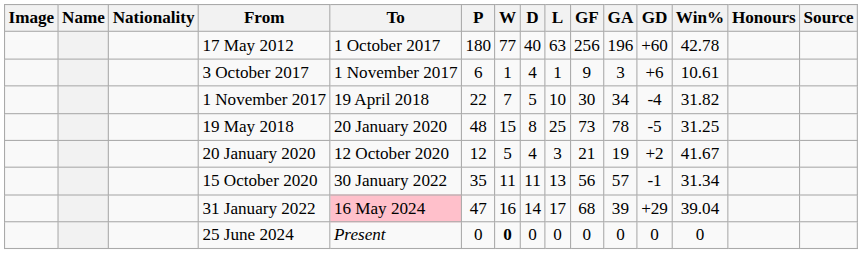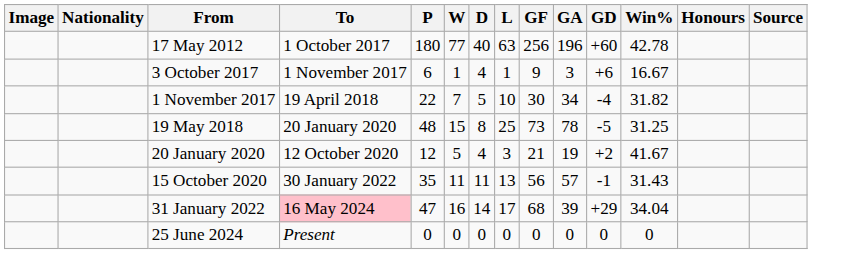- column: (83, 18)
(700, 72) 10.61 -> (649, 72) 16.67
(700, 180) 31.34 -> (649, 180) 31.43
(700, 208) 39.04 -> (649, 208) 34.04
(508, 235) bold -> (457, 235) normal
